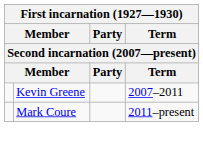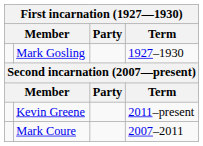+ row: (51, 53)
(156, 92) 2007–2011 -> (161, 111) 2011–present
(161, 111) 2011–present -> (156, 131) 2007–2011
